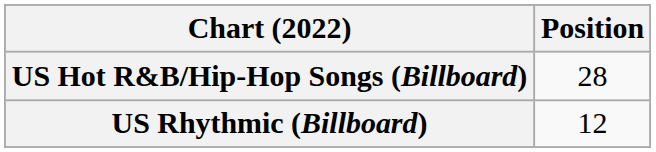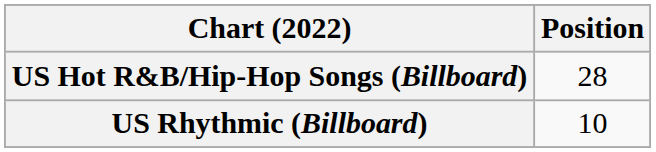(593, 123) 12 -> (593, 123) 10
